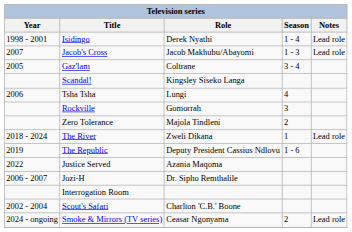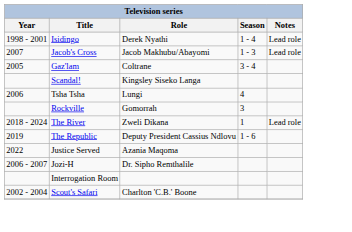- row: (88, 122)
- row: (112, 220)
